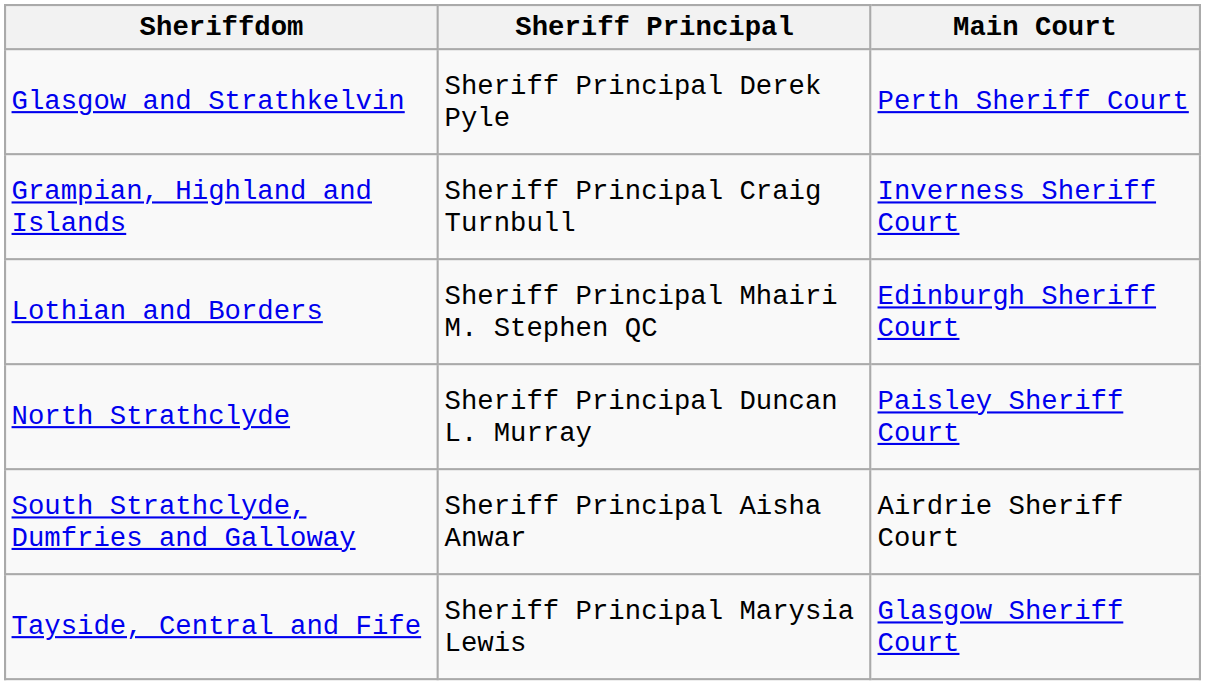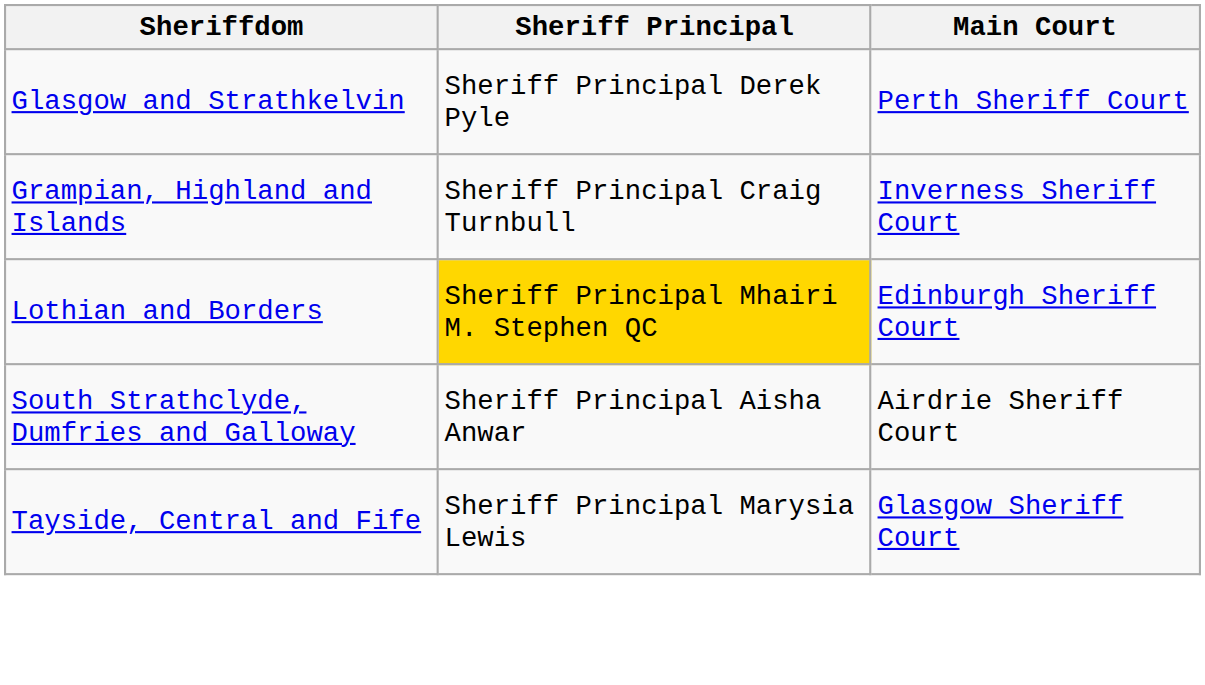(641, 312) no background -> (641, 312) gold background
- row: (151, 417)
